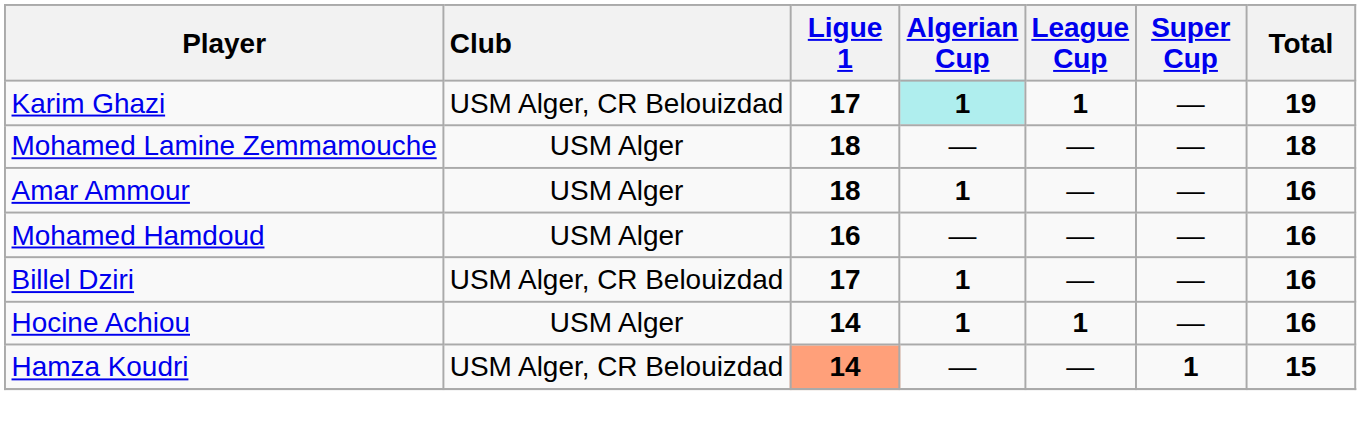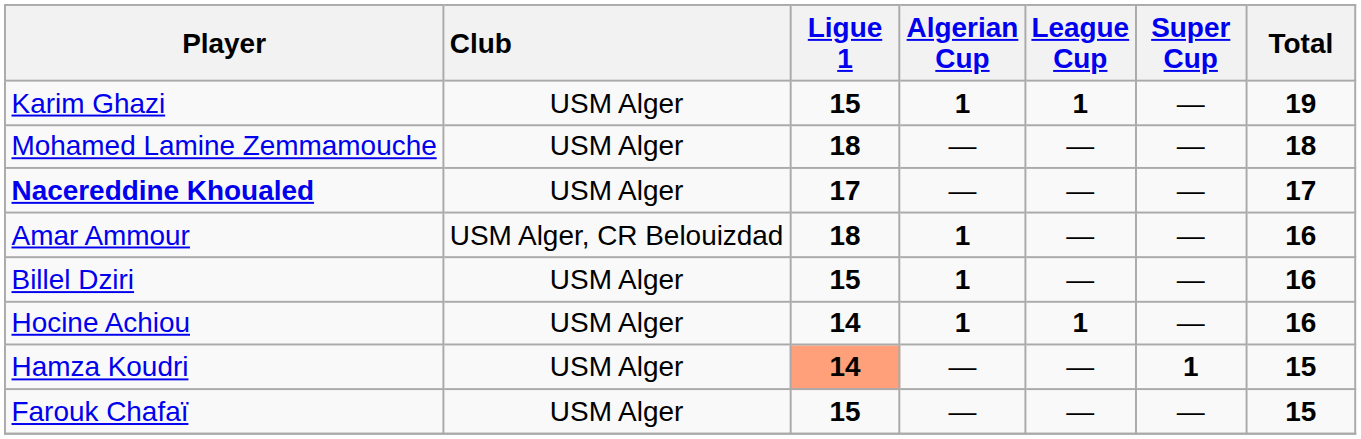(617, 103) USM Alger, CR Belouizdad -> (617, 103) USM Alger
(845, 103) 17 -> (845, 103) 15
(962, 103) paleturquoise background -> (962, 103) no background
+ row: (163, 191)
(617, 191) USM Alger -> (617, 235) USM Alger, CR Belouizdad
- row: (138, 235)
(617, 279) USM Alger, CR Belouizdad -> (617, 279) USM Alger
(845, 279) 17 -> (845, 279) 15
(617, 367) USM Alger, CR Belouizdad -> (617, 367) USM Alger
+ row: (100, 412)
